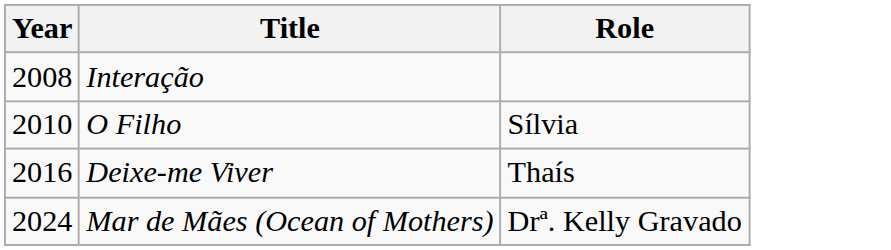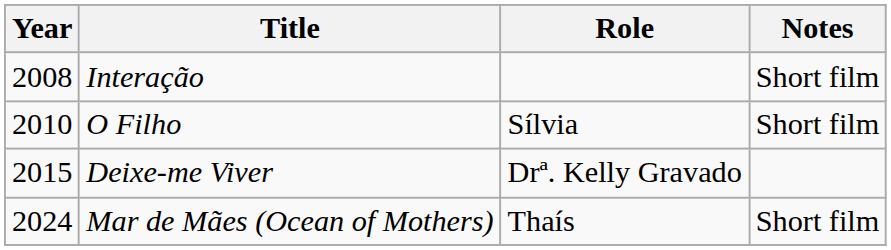+ column: (817, 28)
(42, 172) 2016 -> (42, 172) 2015
(541, 172) Thaís -> (625, 172) Drª. Kelly Gravado
(625, 220) Drª. Kelly Gravado -> (541, 220) Thaís
